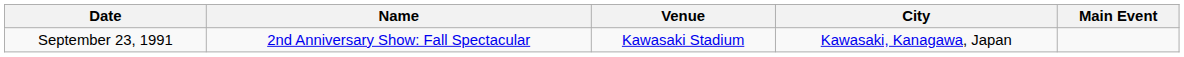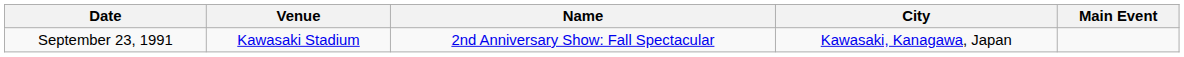columns swapped: (399, 16) <-> (683, 16)
